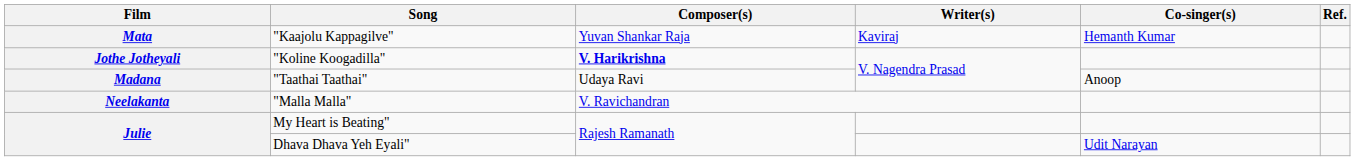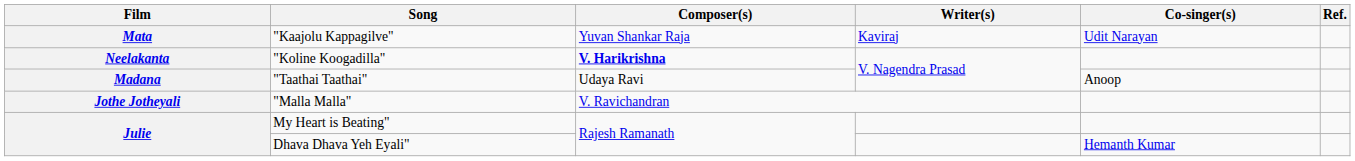(1129, 36) Hemanth Kumar -> (1121, 36) Udit Narayan
(137, 58) Jothe Jotheyali -> (137, 58) Neelakanta
(137, 101) Neelakanta -> (137, 101) Jothe Jotheyali
(1121, 144) Udit Narayan -> (1129, 144) Hemanth Kumar
